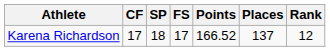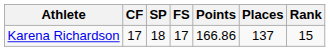(216, 36) 166.52 -> (216, 36) 166.86
(306, 36) 12 -> (306, 36) 15
